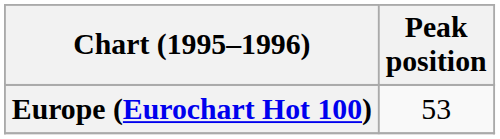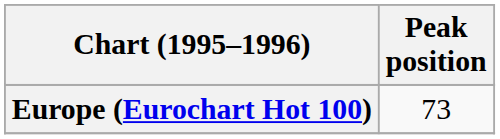(436, 108) 53 -> (436, 108) 73
